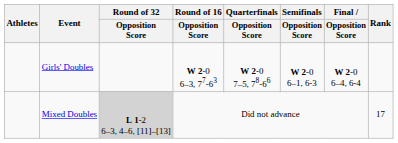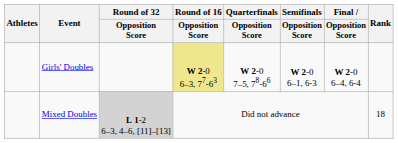(198, 78) no background -> (198, 78) khaki background
(380, 115) 17 -> (380, 115) 18
